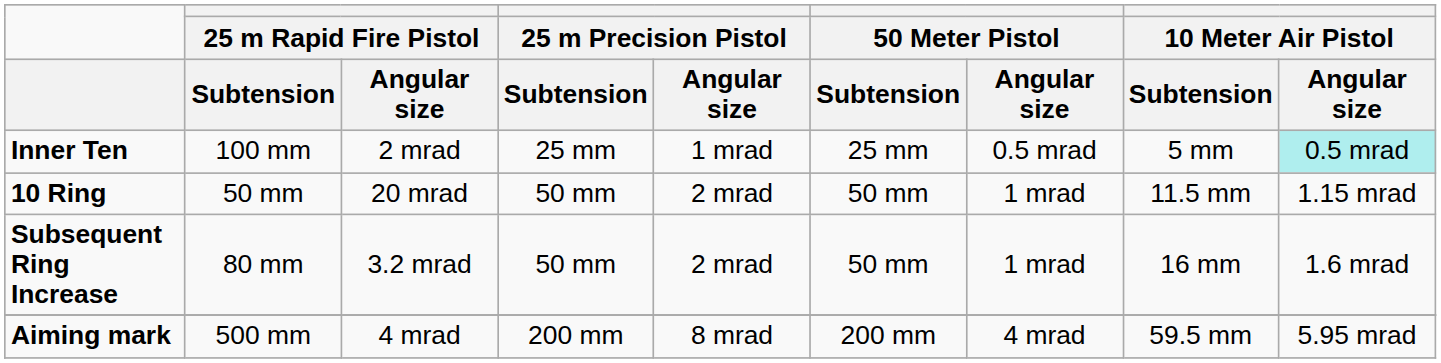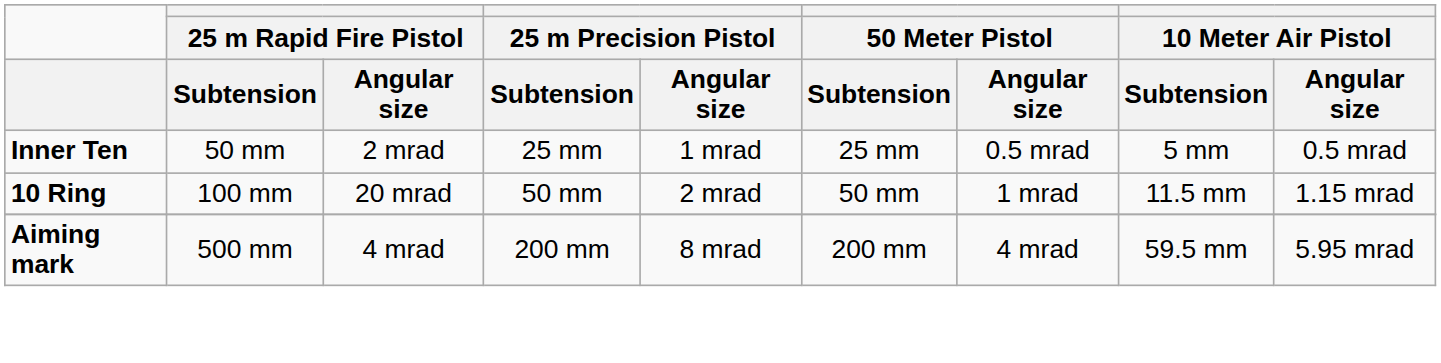(263, 151) 100 mm -> (245, 151) 50 mm
(1357, 151) paleturquoise background -> (1355, 151) no background
(263, 192) 50 mm -> (245, 192) 100 mm
- row: (86, 264)
